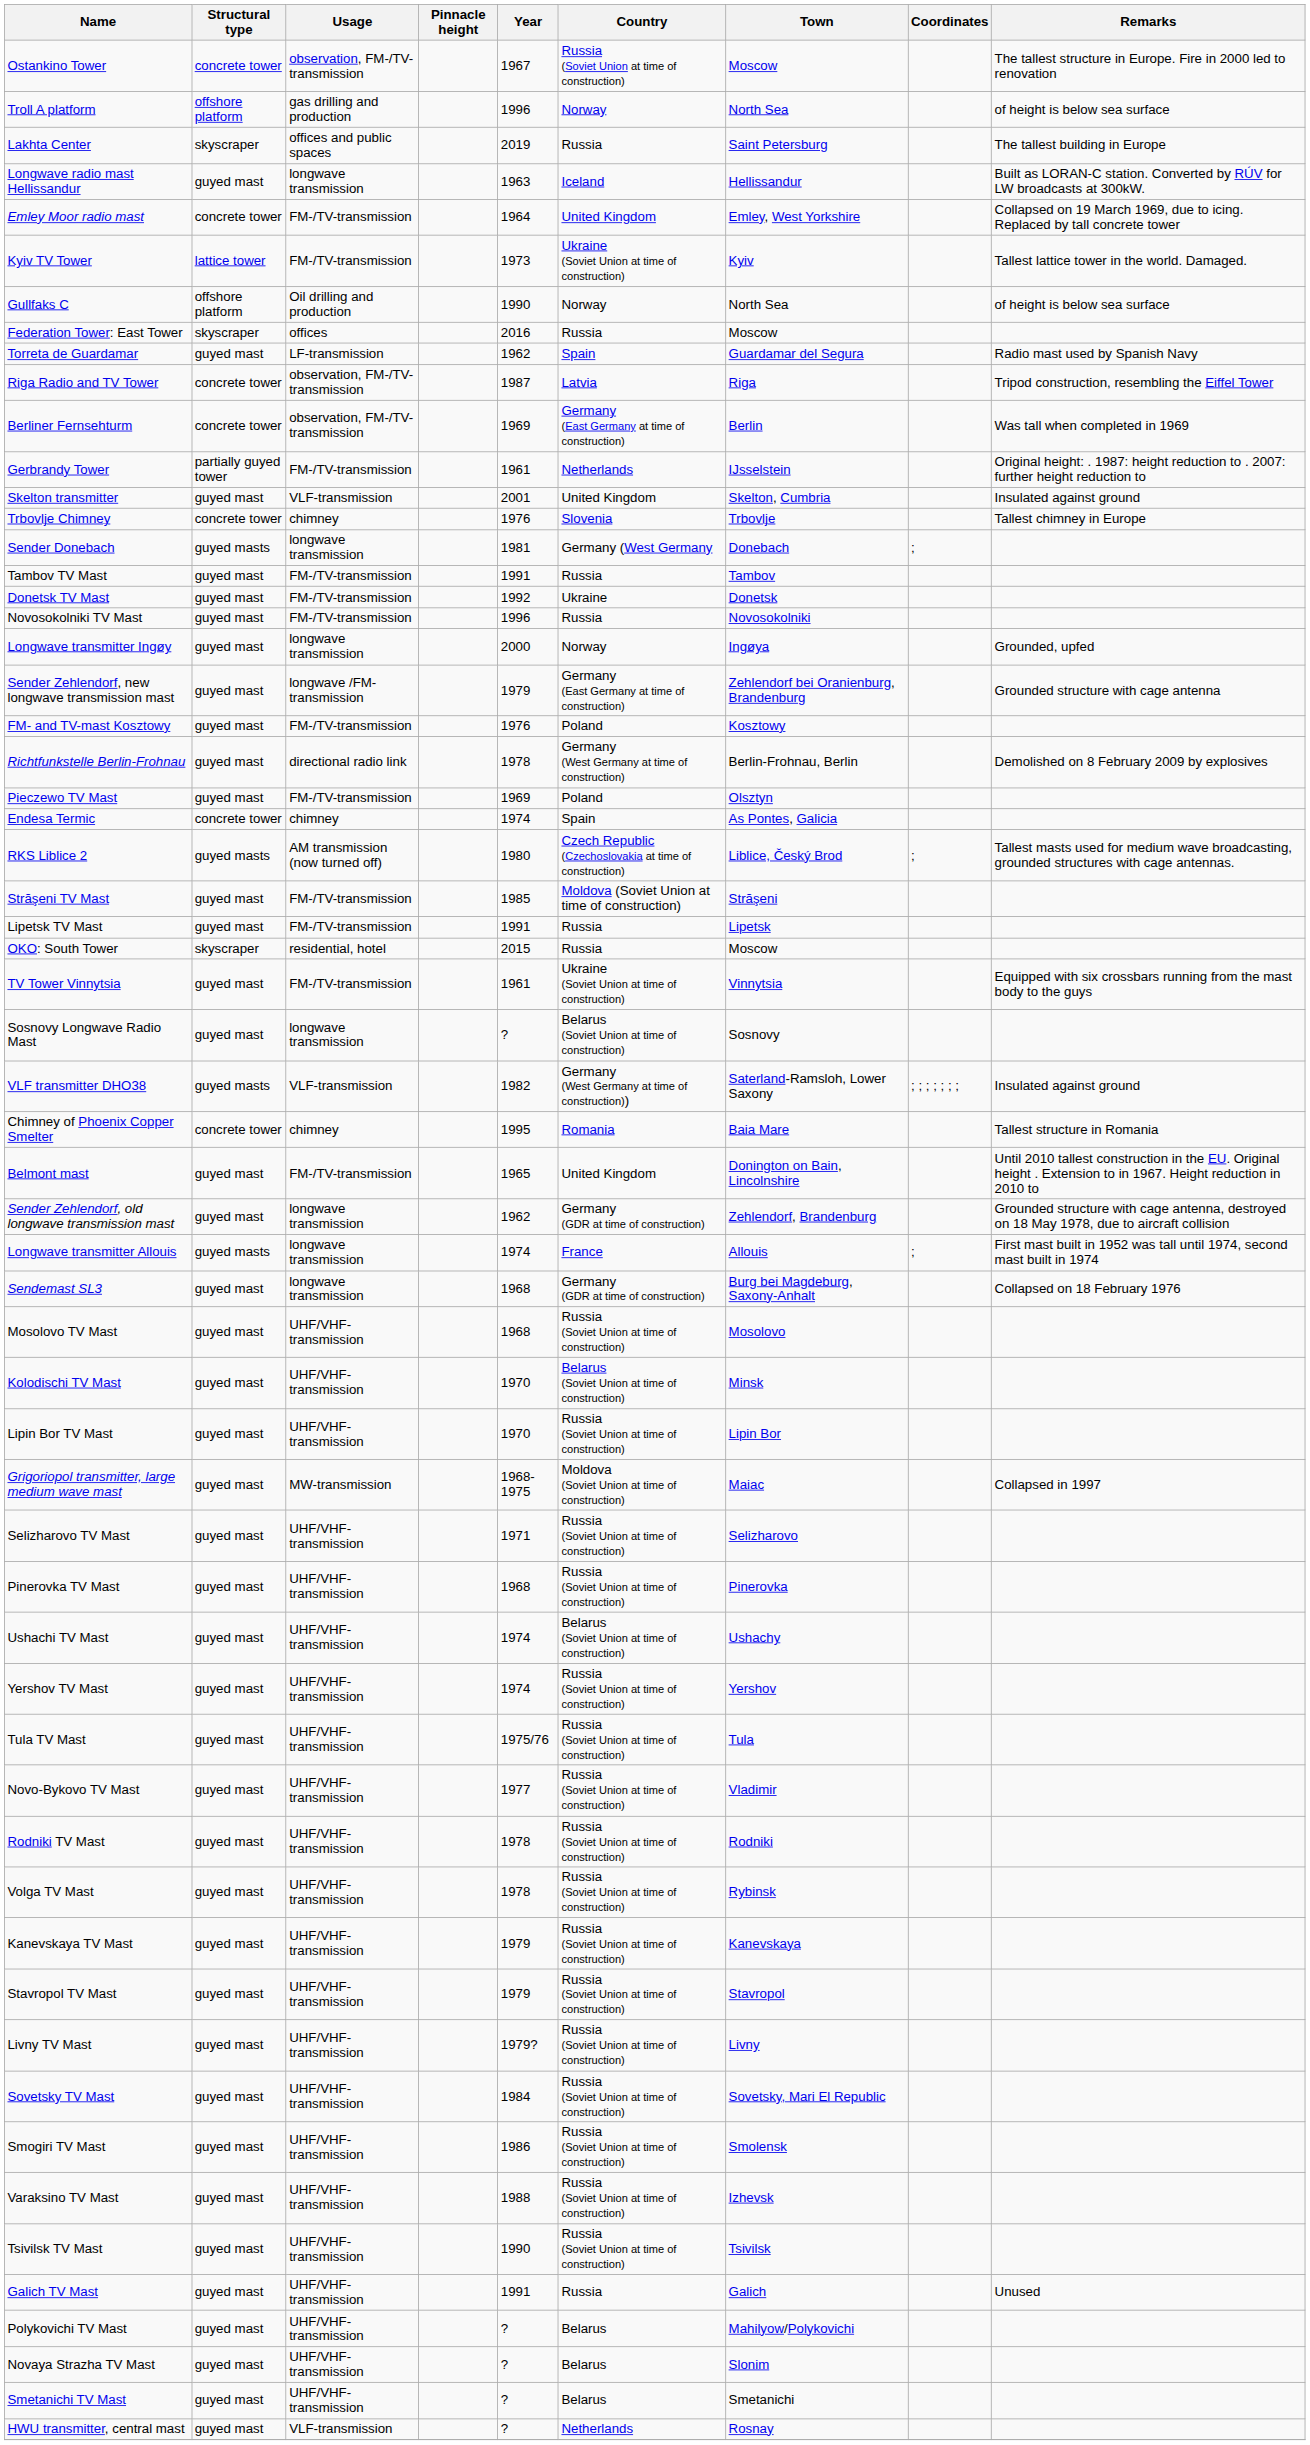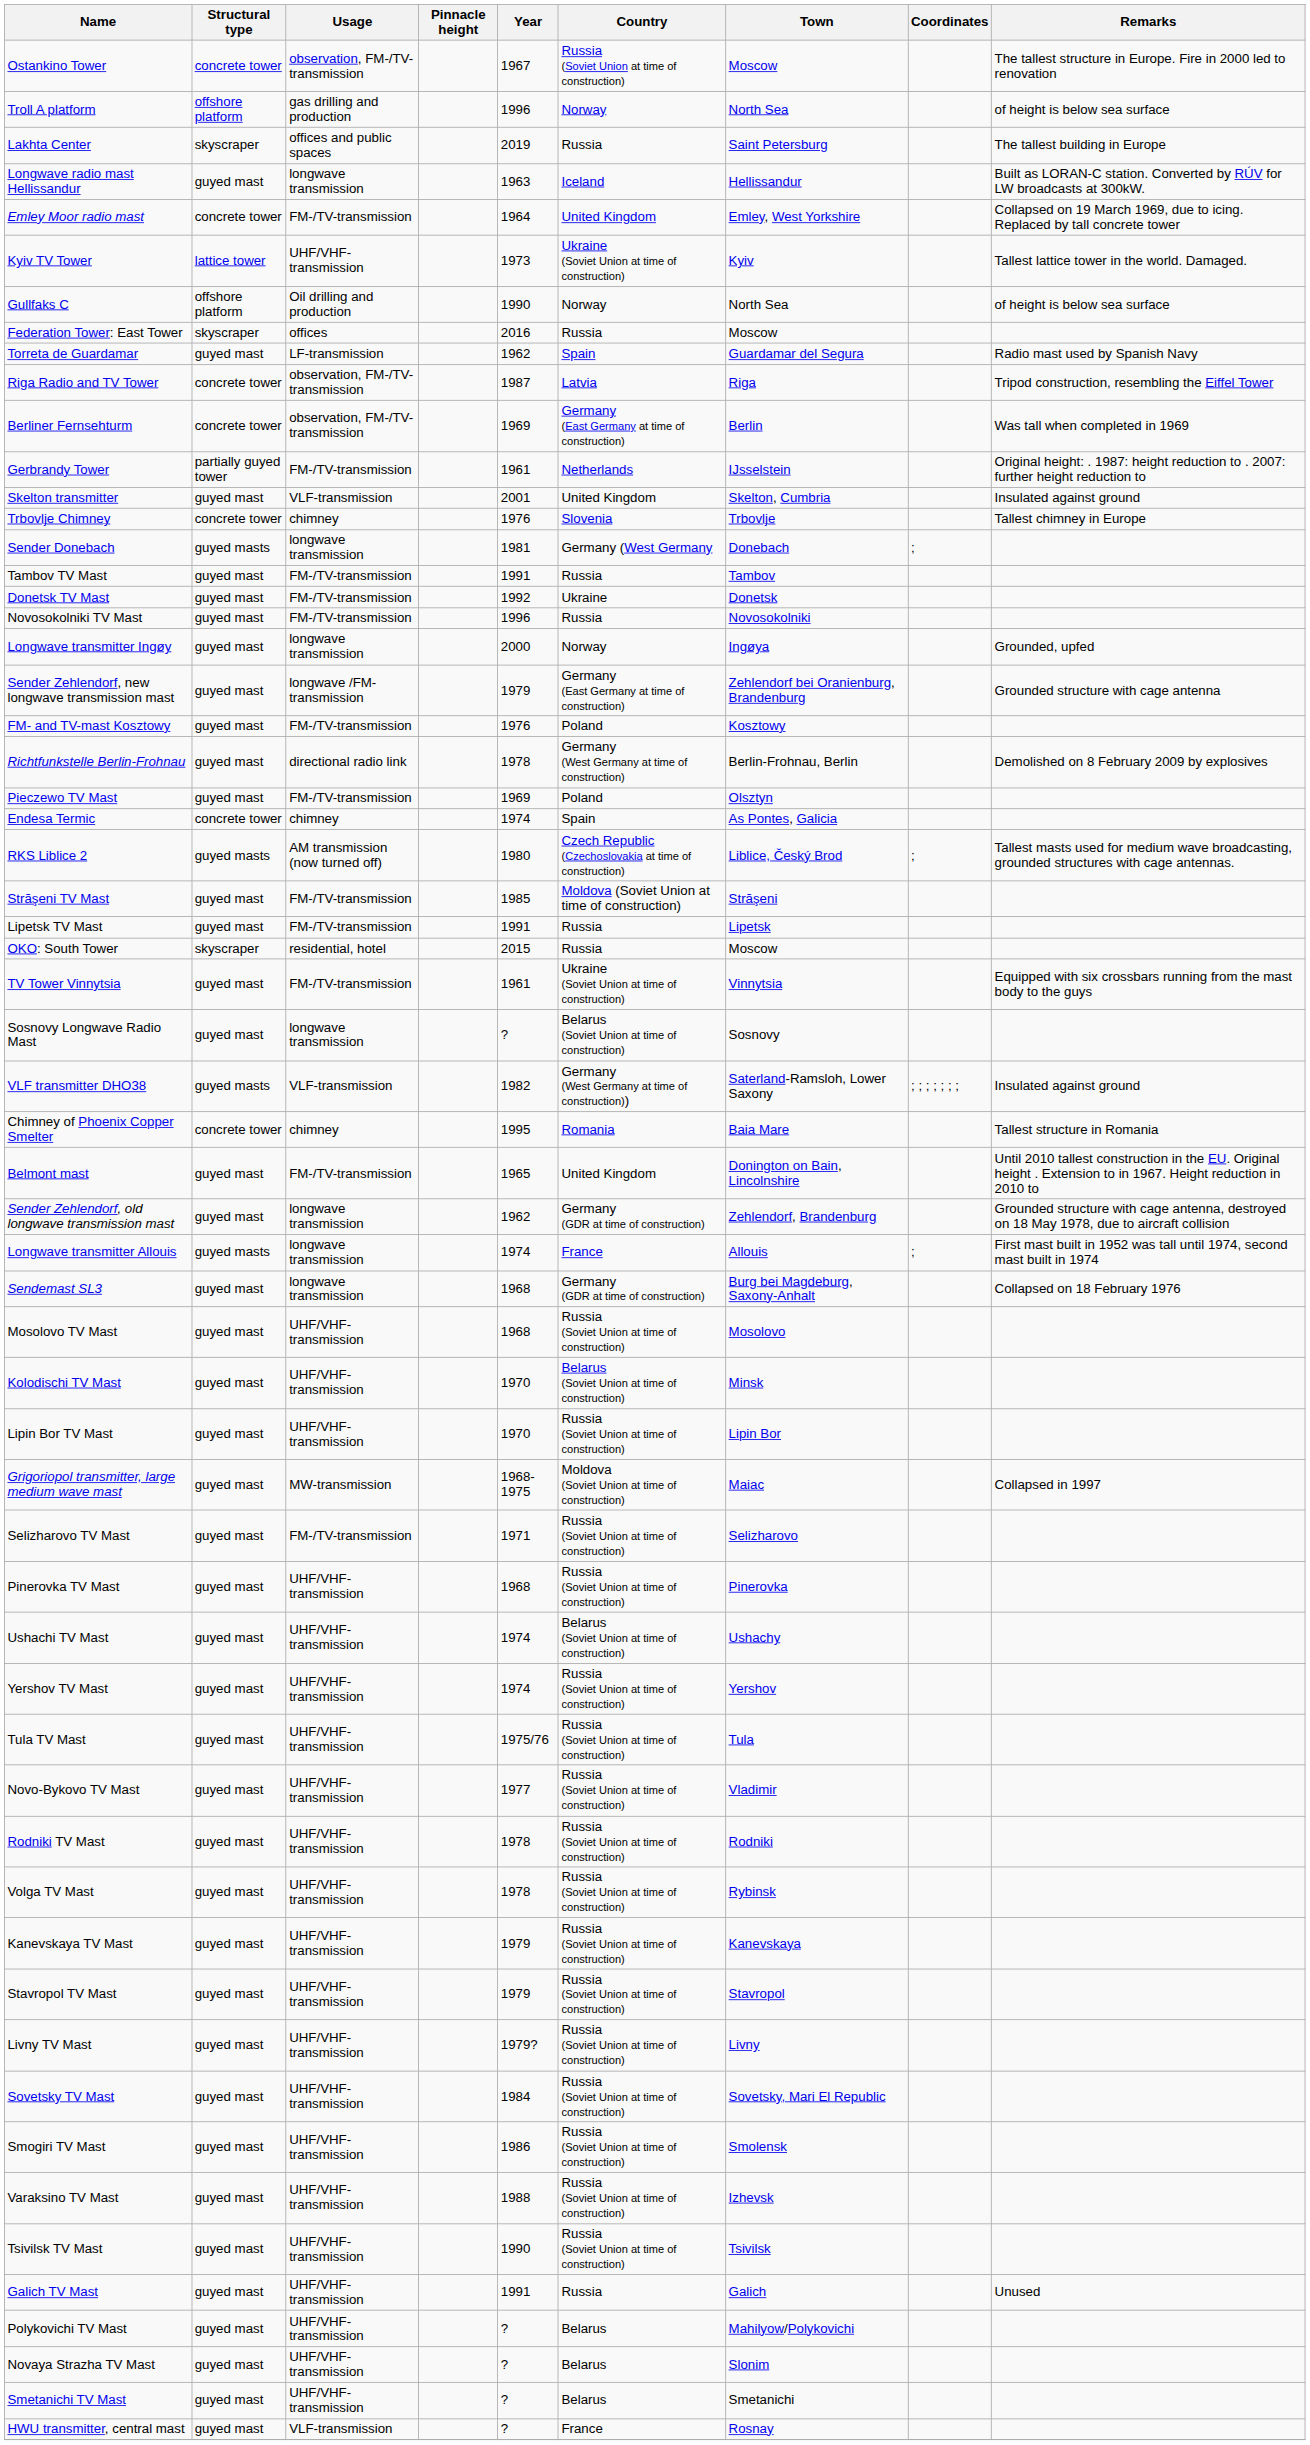(350, 260) FM-/TV-transmission -> (326, 260) UHF/VHF-transmission
(326, 1535) UHF/VHF-transmission -> (350, 1535) FM-/TV-transmission
(597, 2429) Netherlands -> (582, 2429) France
